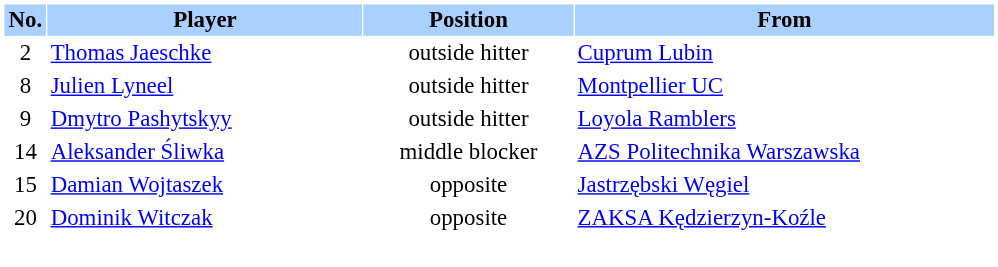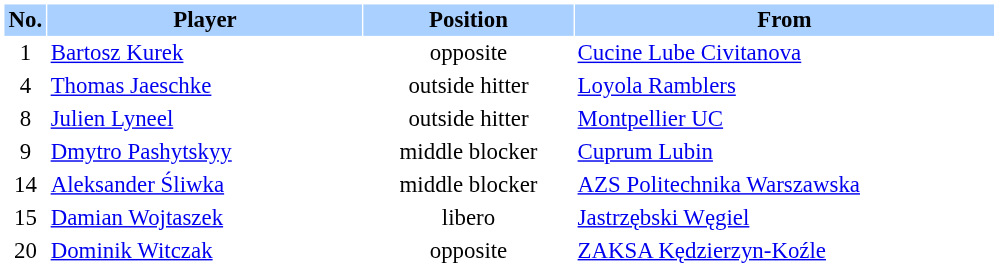+ row: (117, 52)
(25, 52) 2 -> (25, 85) 4
(645, 52) Cuprum Lubin -> (657, 85) Loyola Ramblers
(468, 118) outside hitter -> (468, 151) middle blocker
(657, 118) Loyola Ramblers -> (645, 151) Cuprum Lubin
(468, 184) opposite -> (468, 217) libero
